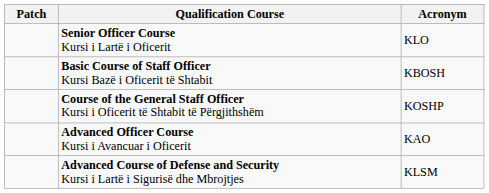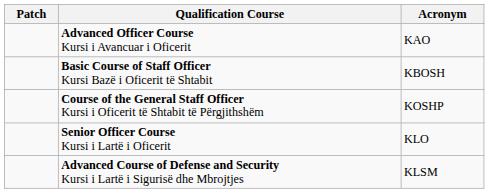rows swapped: (127, 139) <-> (118, 40)
